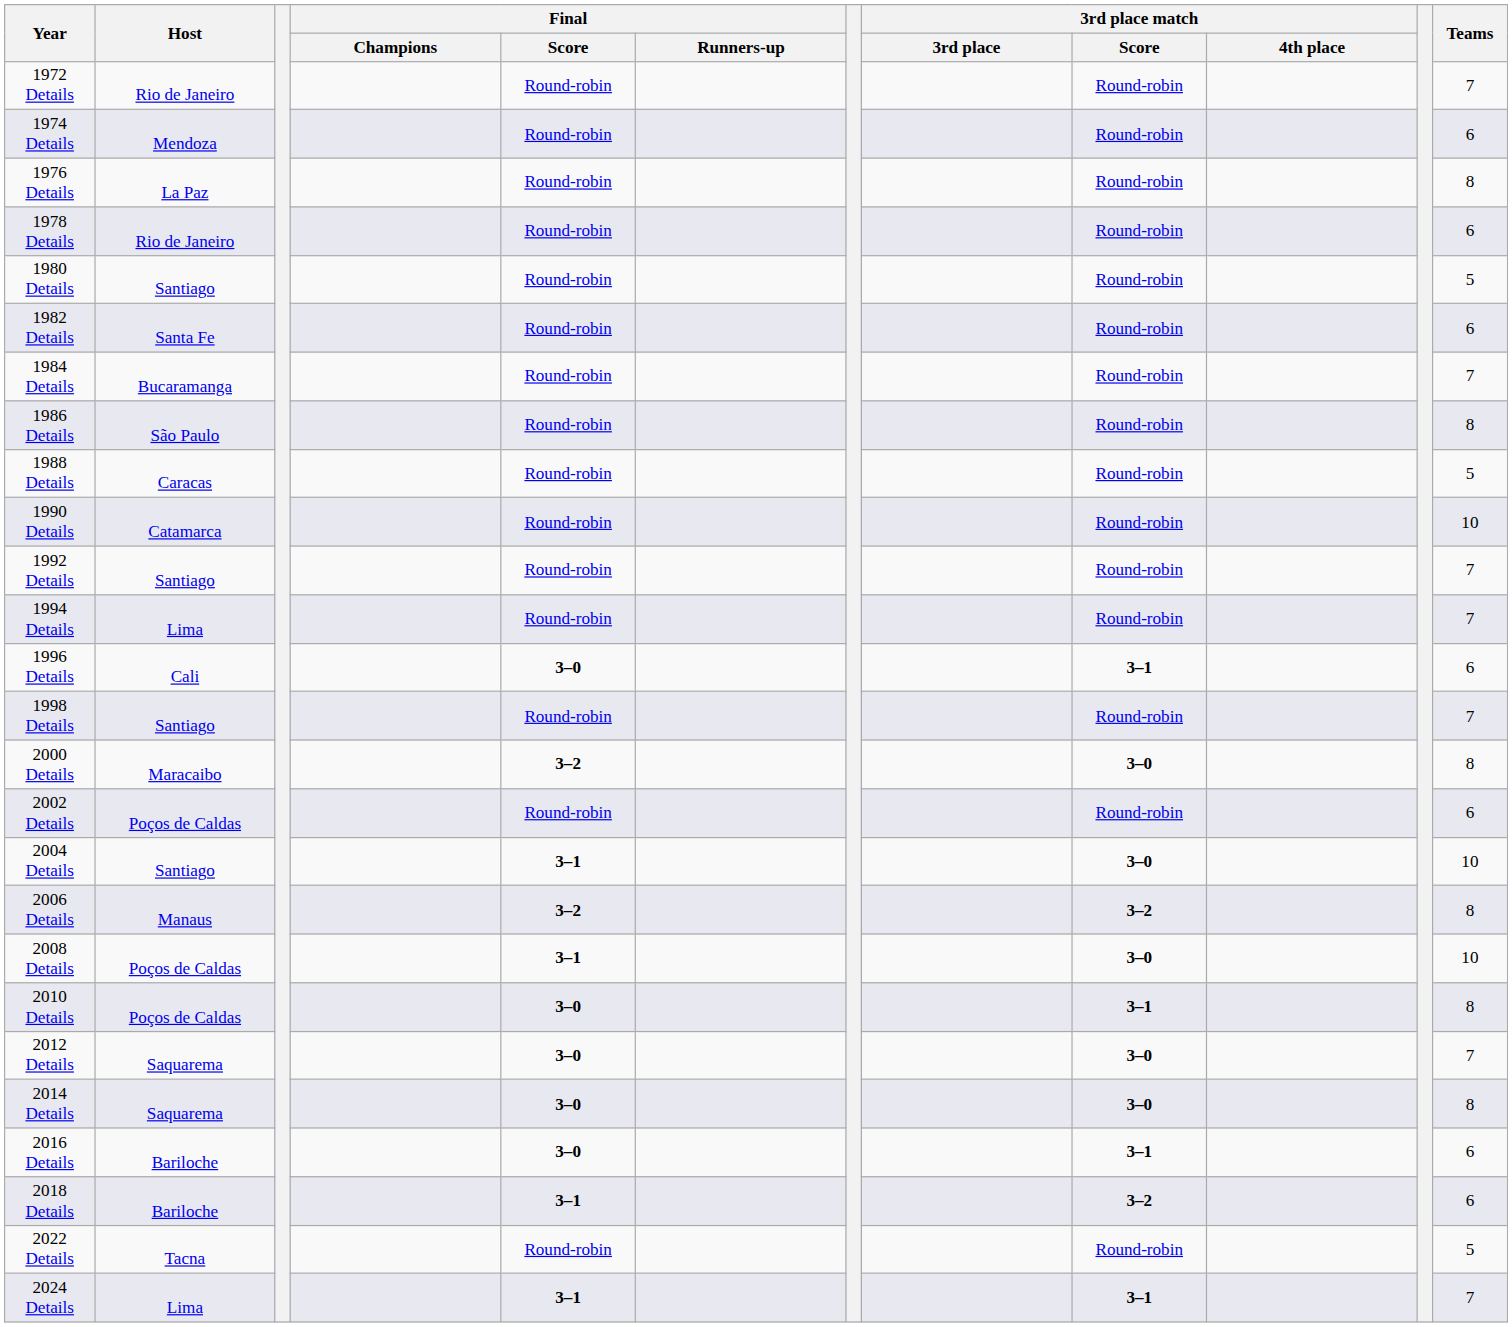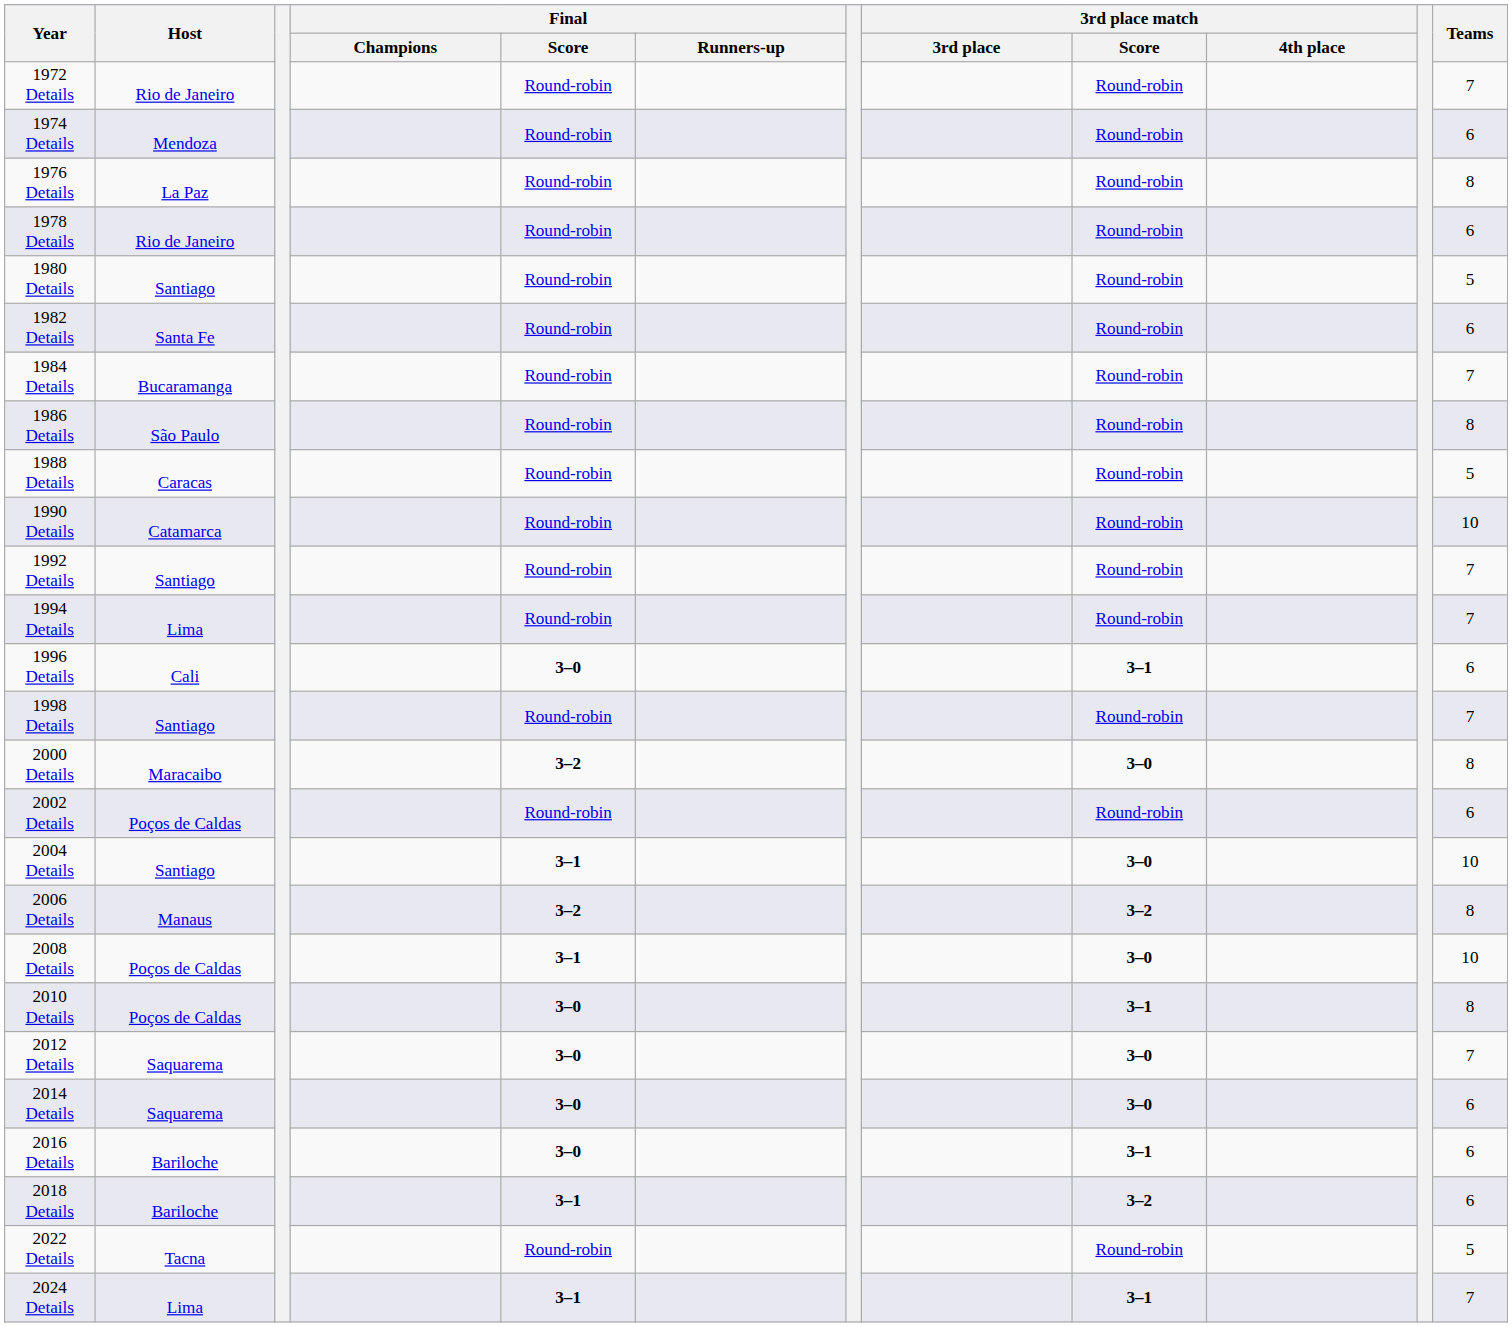(1470, 1104) 8 -> (1470, 1104) 6
